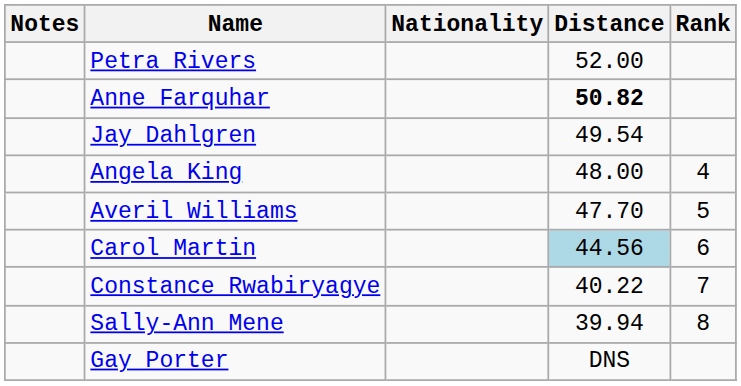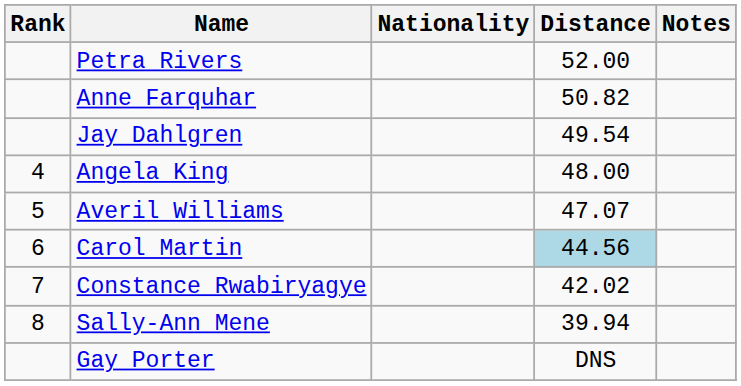columns swapped: (703, 24) <-> (45, 24)
(609, 99) bold -> (596, 99) normal
(609, 211) 47.70 -> (596, 211) 47.07
(609, 286) 40.22 -> (596, 286) 42.02
